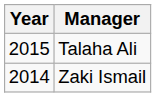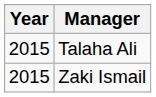(29, 77) 2014 -> (29, 77) 2015
